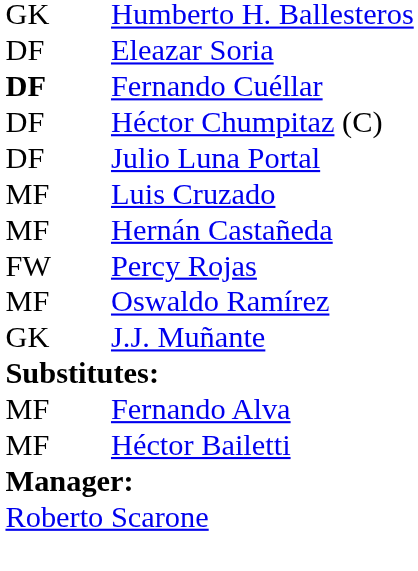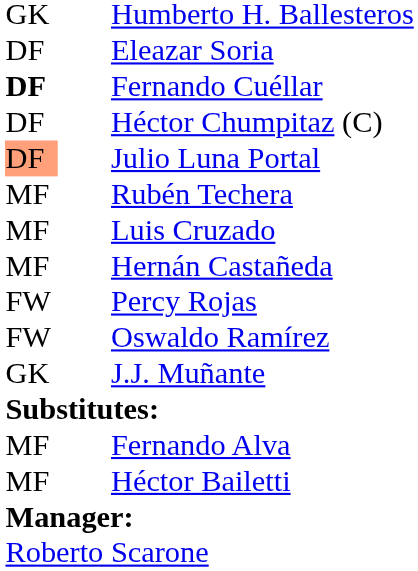(25, 157) no background -> (25, 157) lightsalmon background
+ row: (202, 193)
(27, 301) MF -> (28, 337) FW
